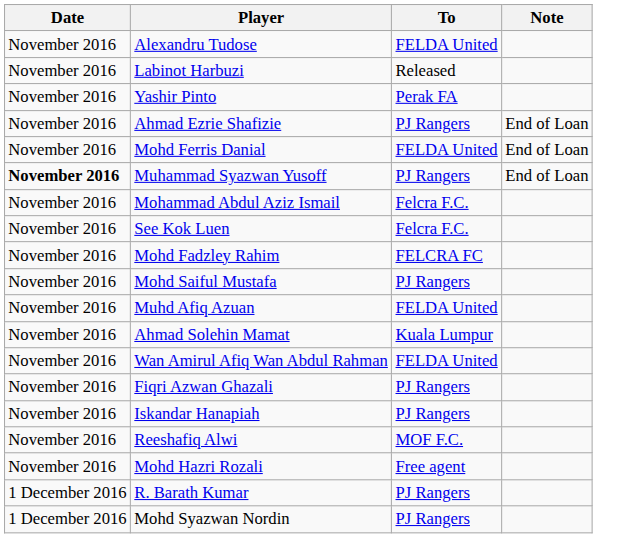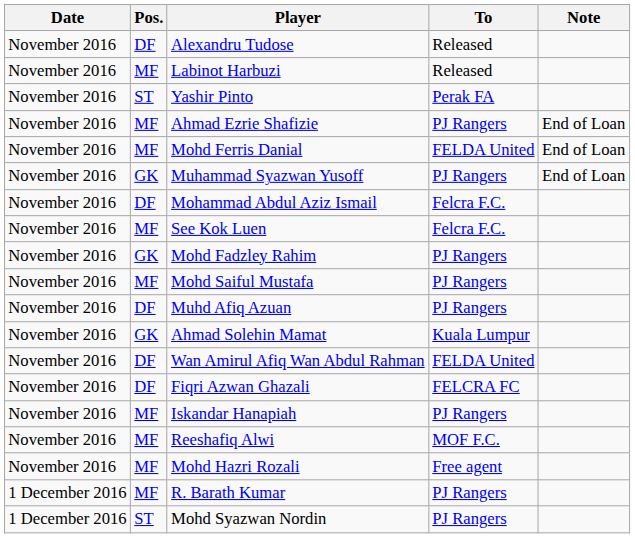+ column: (149, 17)
(447, 44) FELDA United -> (462, 44) Released
(64, 176) bold -> (62, 176) normal
(439, 255) FELCRA FC -> (470, 255) PJ Rangers
(447, 307) FELDA United -> (470, 307) PJ Rangers
(433, 387) PJ Rangers -> (476, 387) FELCRA FC
